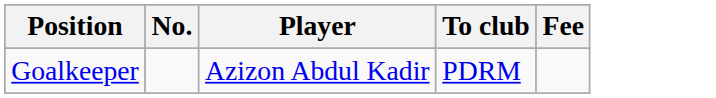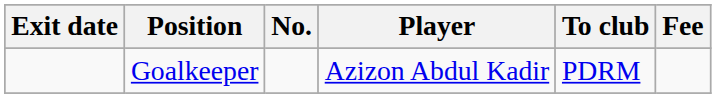+ column: (65, 26)
